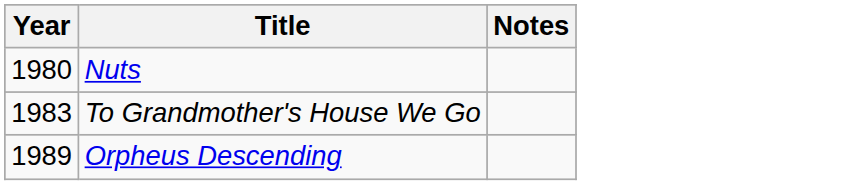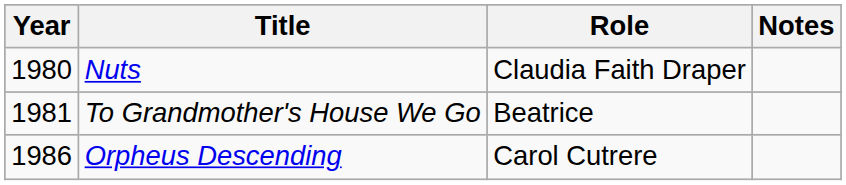+ column: (620, 26)
(42, 112) 1983 -> (42, 112) 1981
(42, 156) 1989 -> (42, 156) 1986
